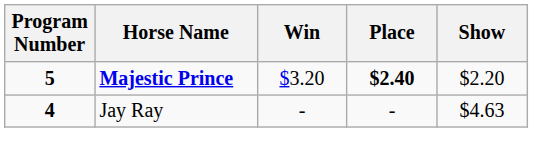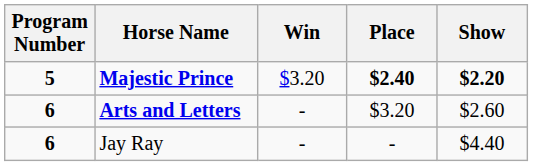(482, 78) normal -> (482, 78) bold
+ row: (170, 111)
(50, 111) 4 -> (50, 144) 6
(482, 111) $4.63 -> (482, 144) $4.40
